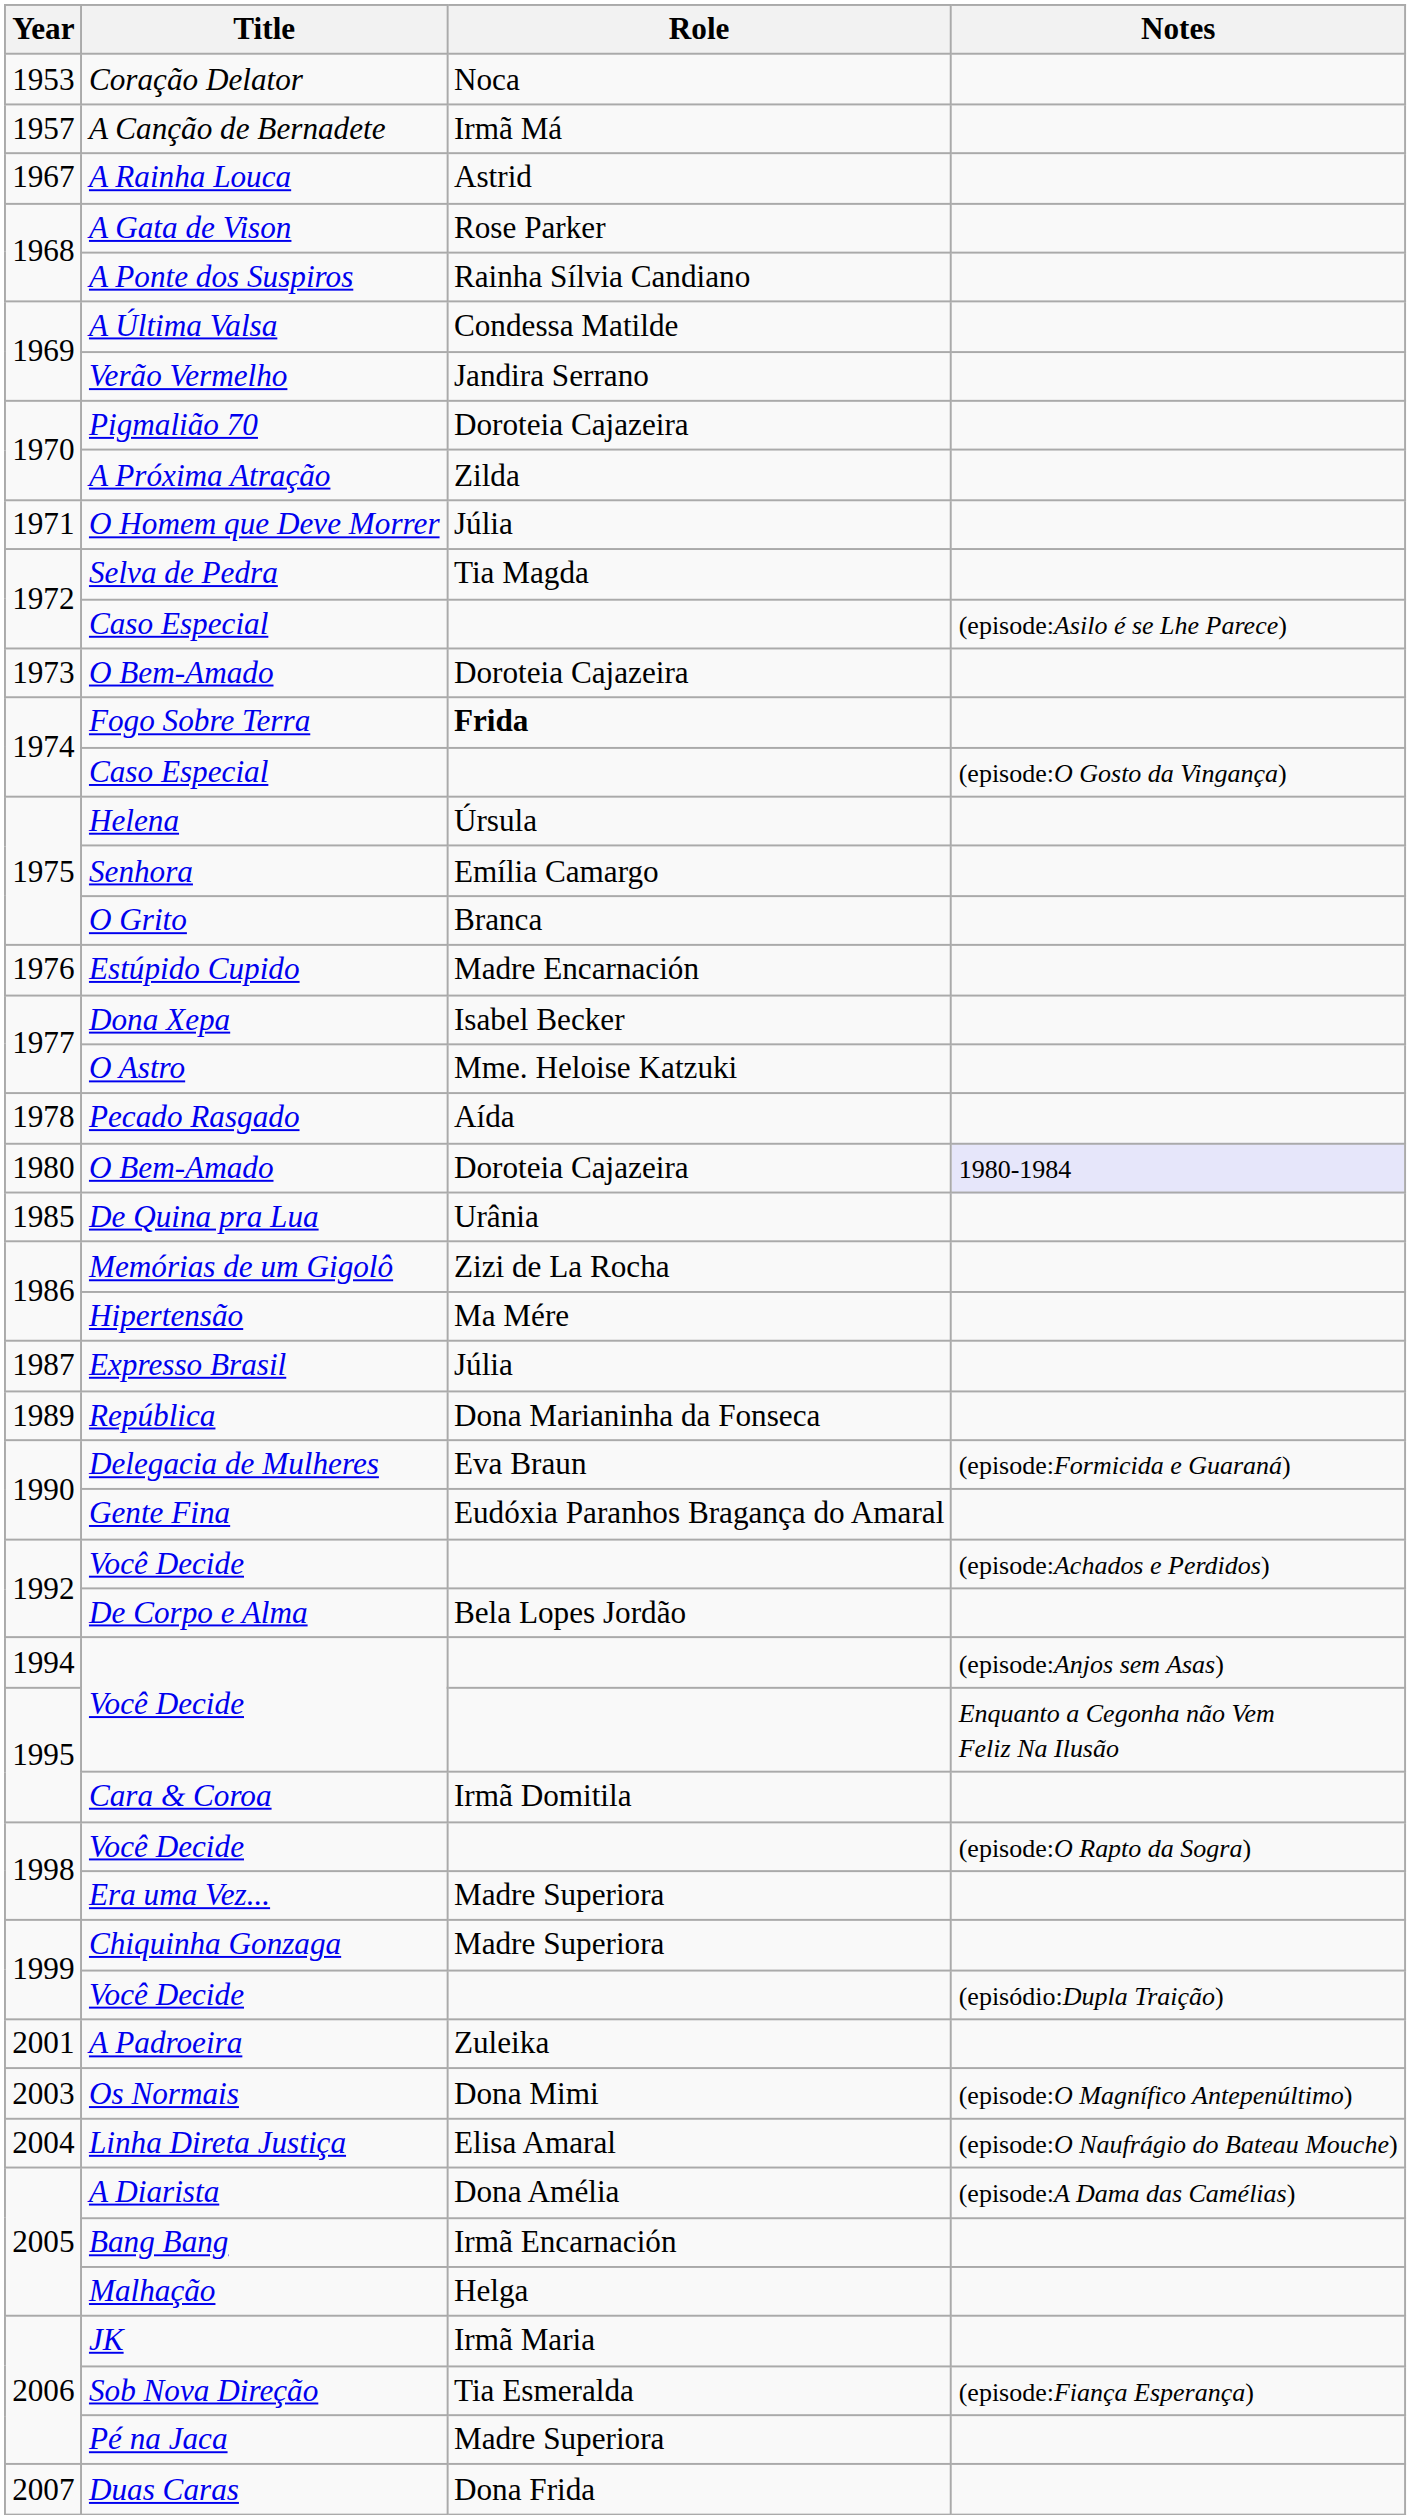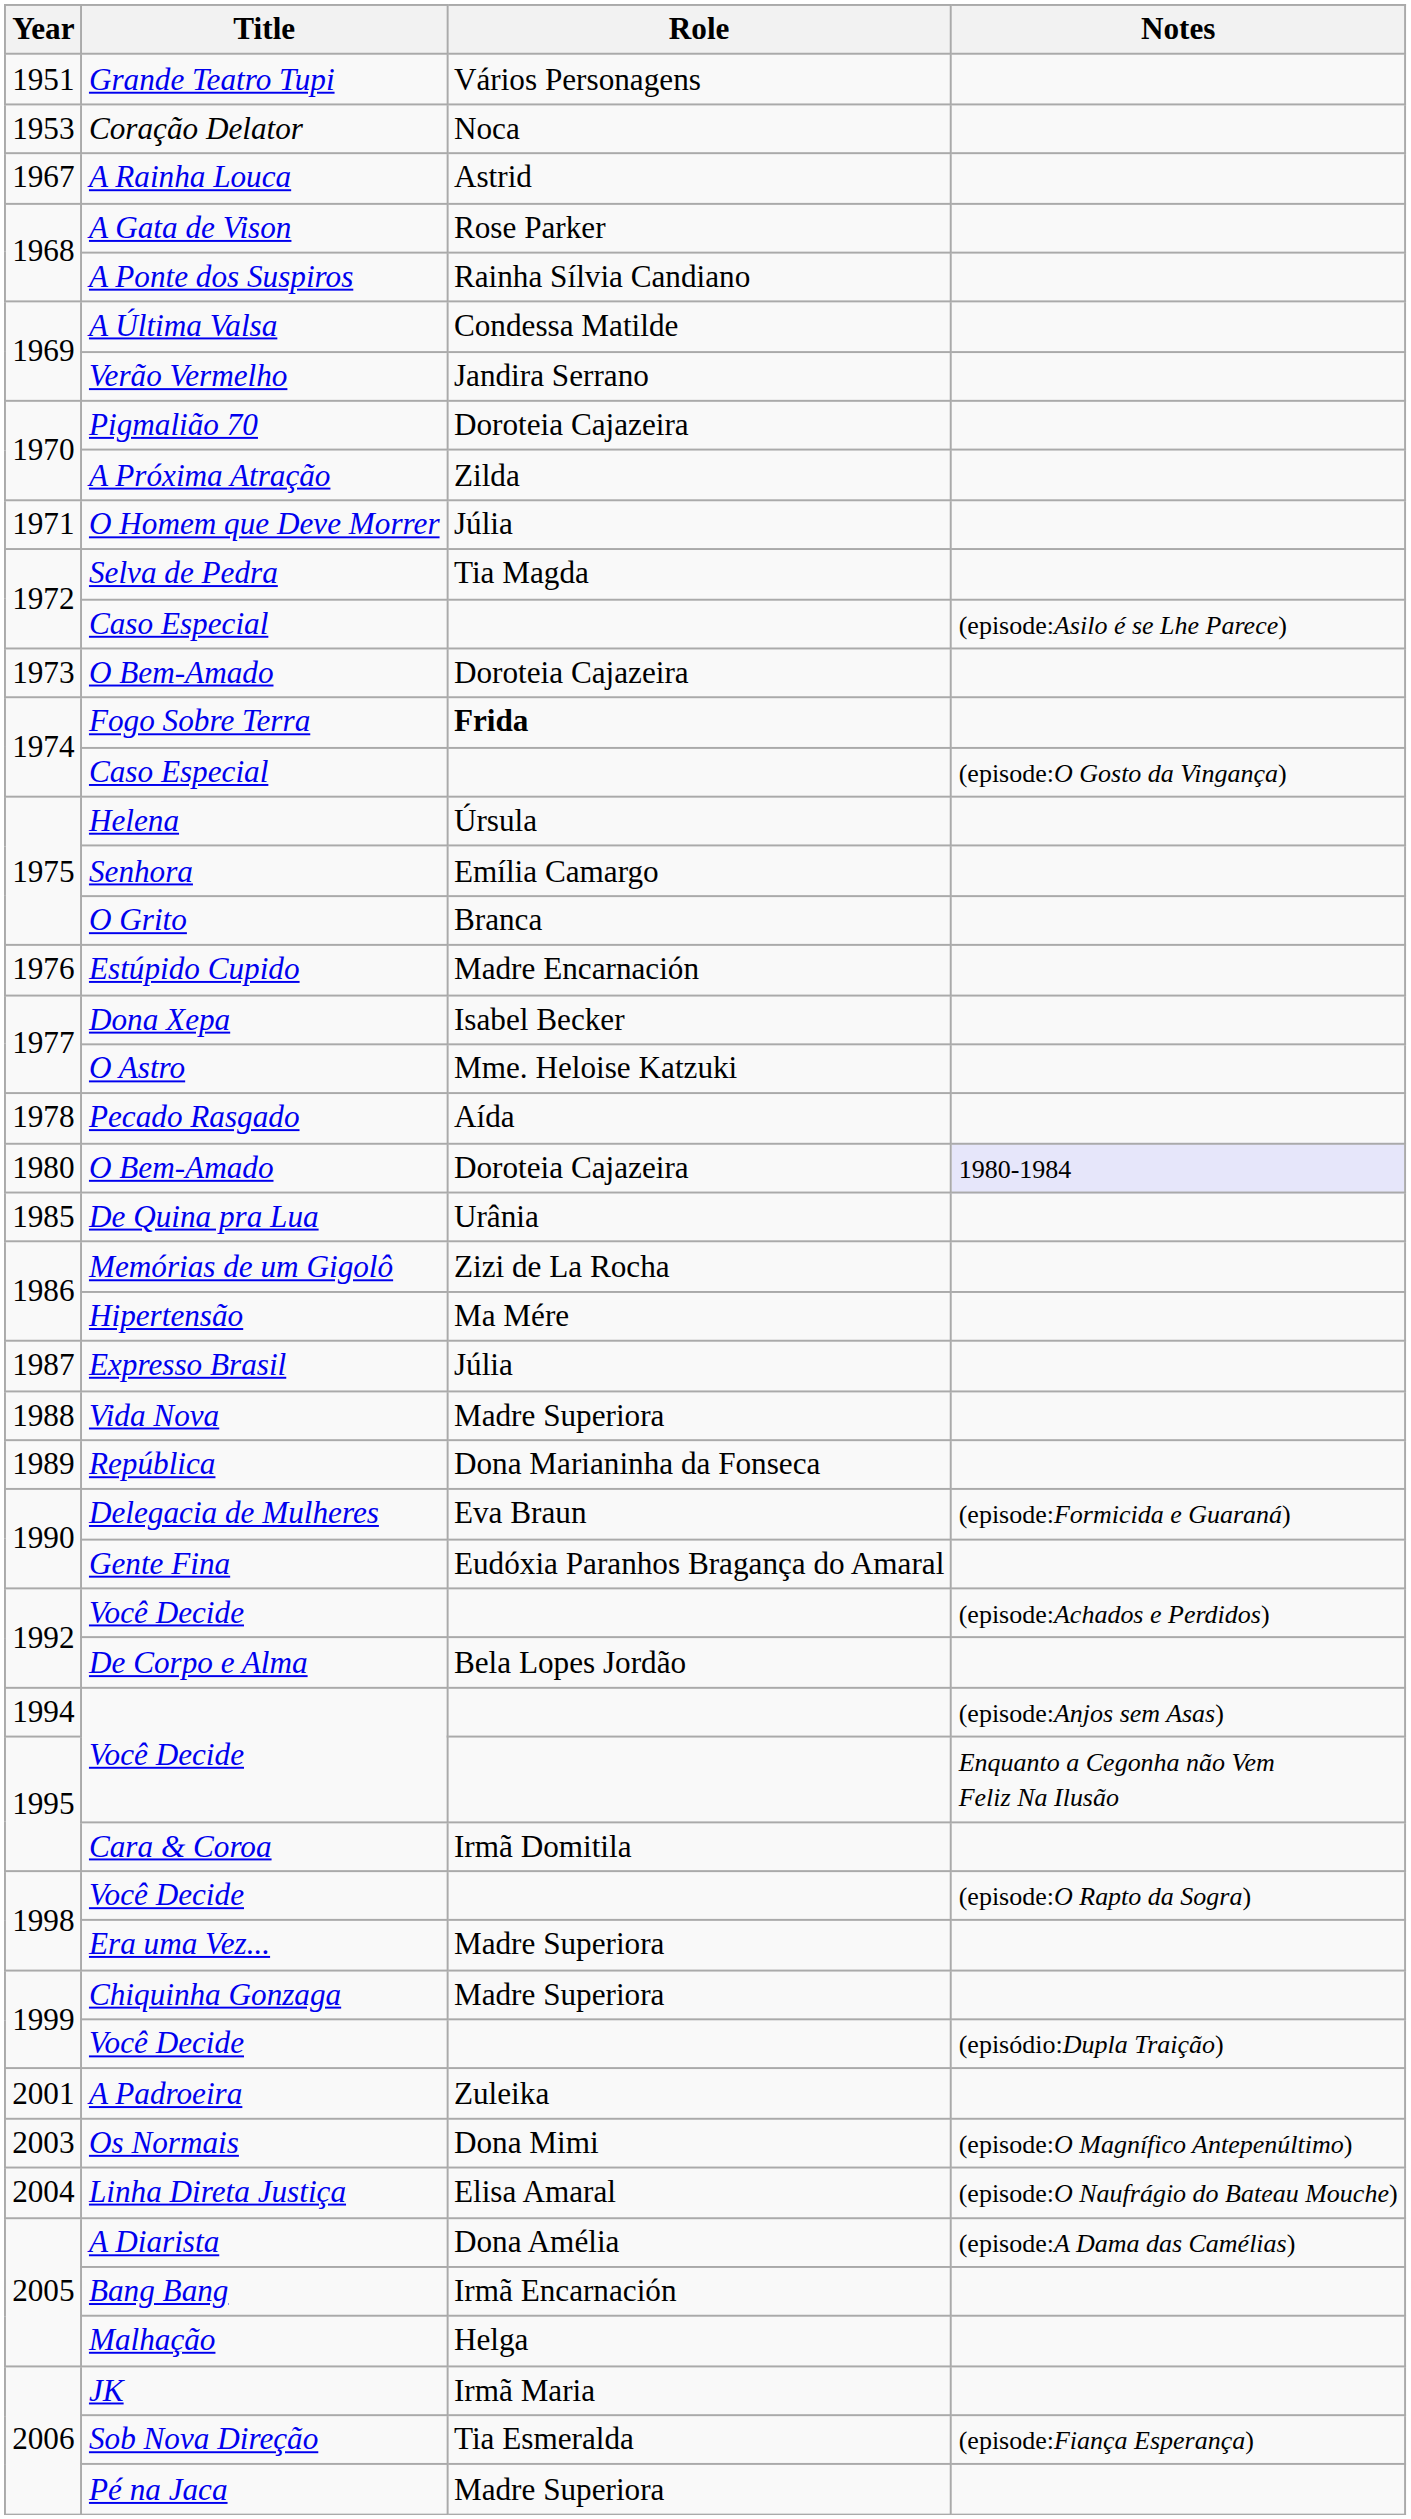+ row: (43, 78)
- row: (43, 128)
+ row: (43, 1414)
- row: (43, 2488)
